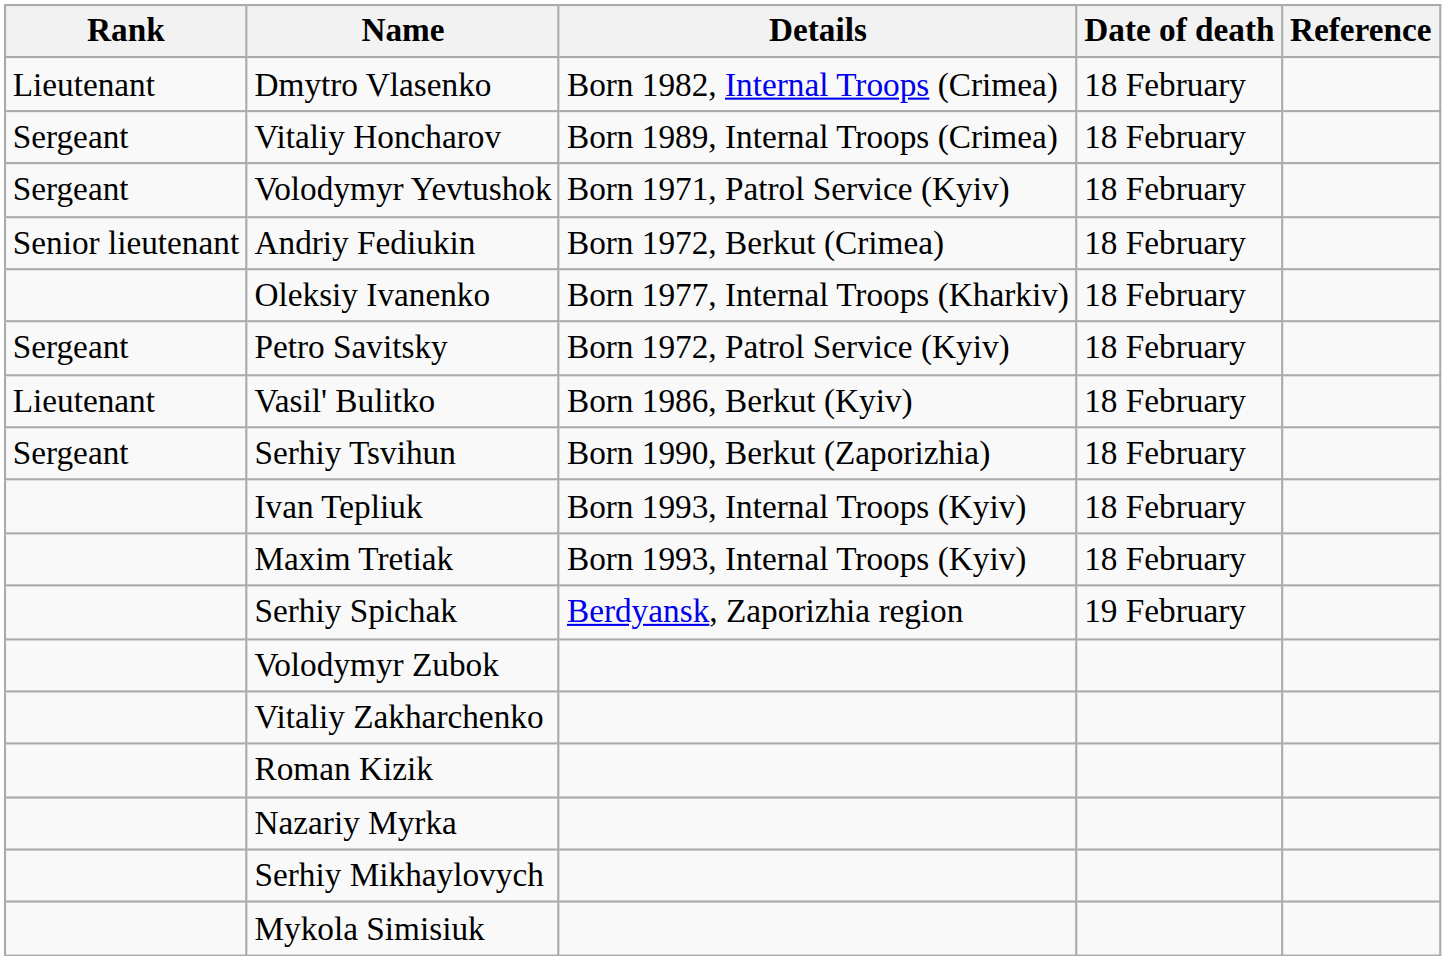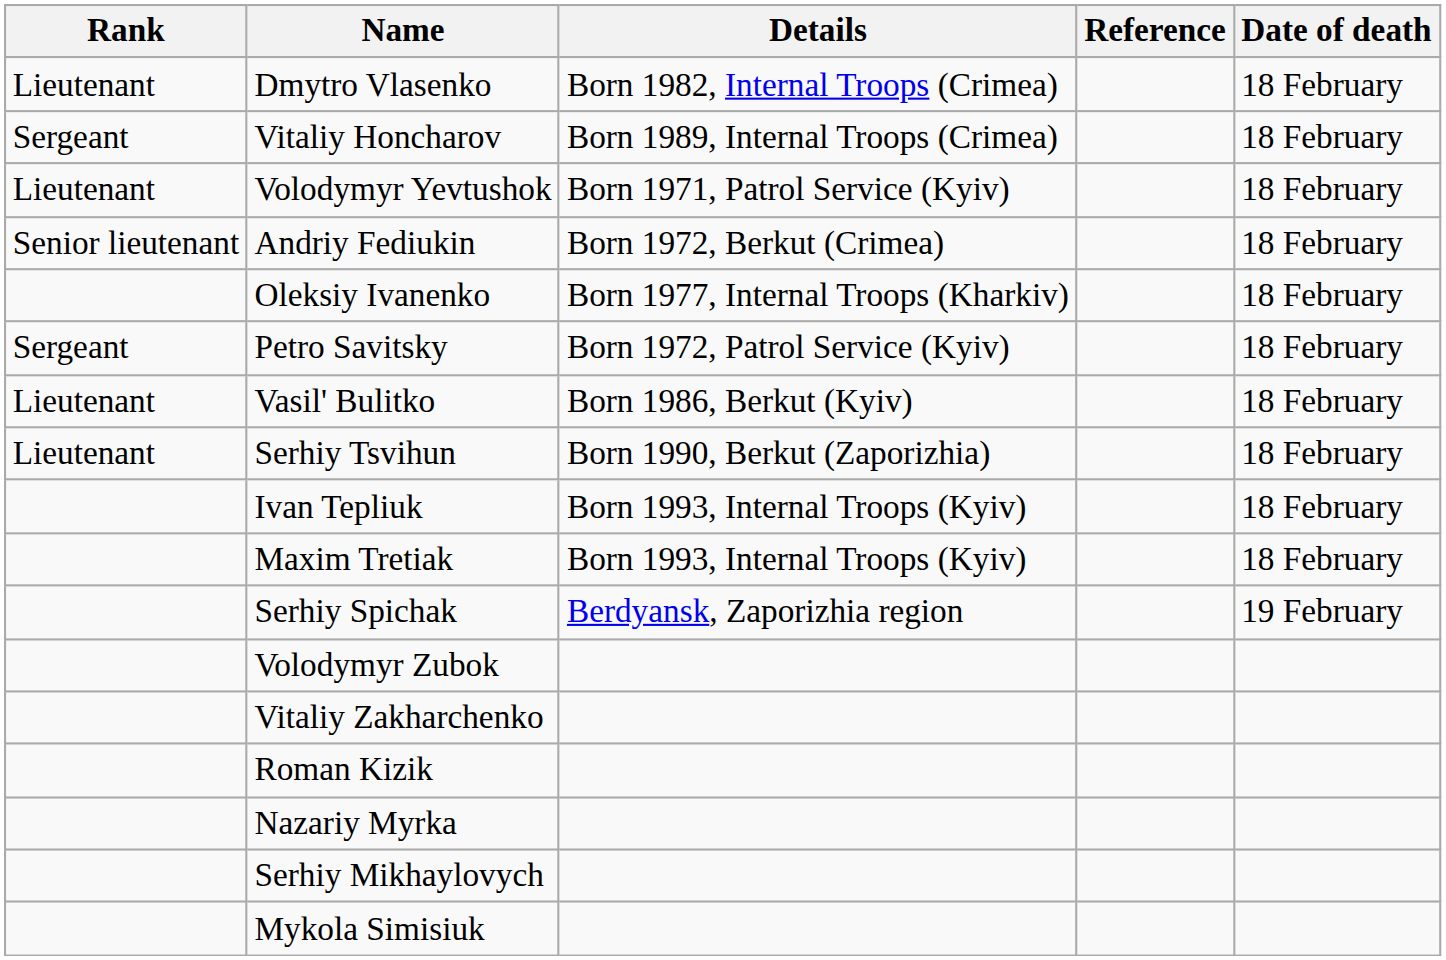columns swapped: (1179, 30) <-> (1361, 30)
(71, 189) Sergeant -> (84, 189) Lieutenant
(71, 453) Sergeant -> (84, 453) Lieutenant
